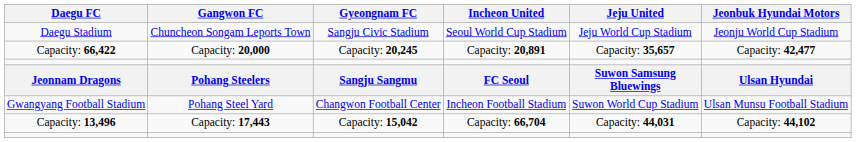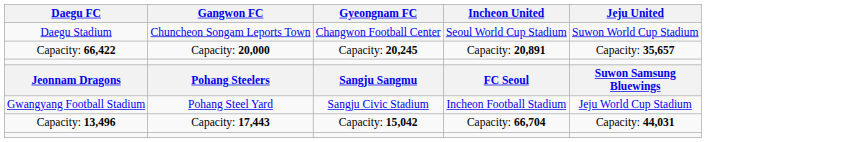- column: (776, 13)
(378, 31) Sangju Civic Stadium -> (378, 31) Changwon Football Center
(635, 31) Jeju World Cup Stadium -> (635, 31) Suwon World Cup Stadium
(378, 104) Changwon Football Center -> (378, 104) Sangju Civic Stadium
(635, 104) Suwon World Cup Stadium -> (635, 104) Jeju World Cup Stadium
